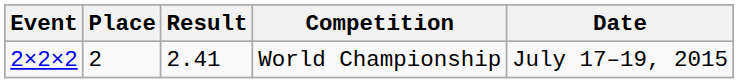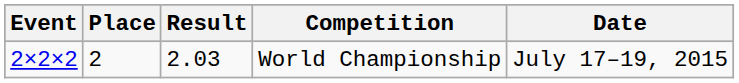(194, 60) 2.41 -> (194, 60) 2.03
